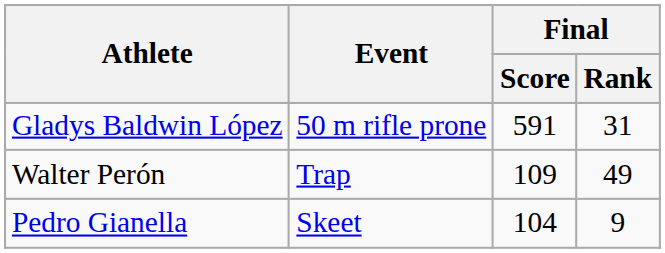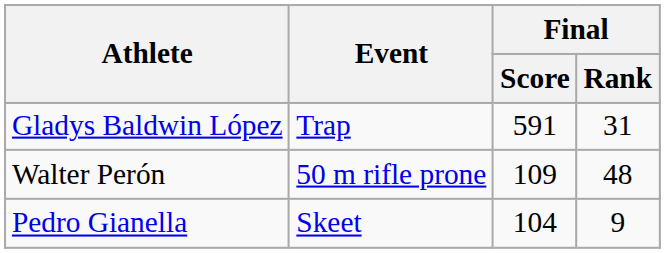(391, 126) 50 m rifle prone -> (324, 126) Trap
(324, 174) Trap -> (391, 174) 50 m rifle prone
(618, 174) 49 -> (618, 174) 48
